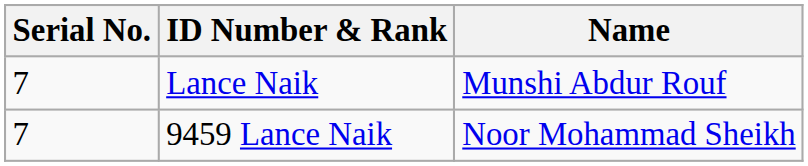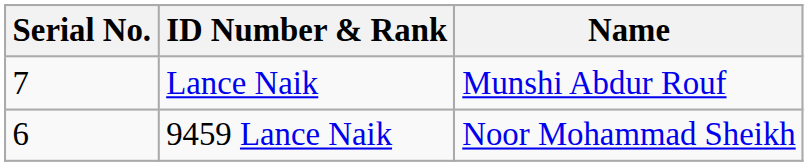(21, 134) 7 -> (21, 134) 6
